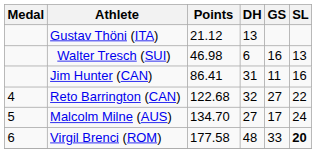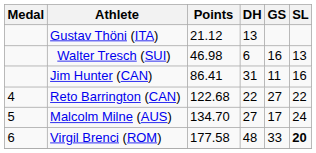(250, 96) 32 -> (250, 96) 22
